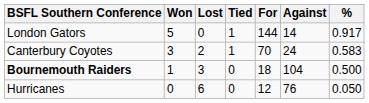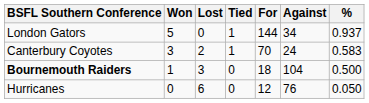(290, 32) 14 -> (290, 32) 34
(347, 32) 0.917 -> (347, 32) 0.937
